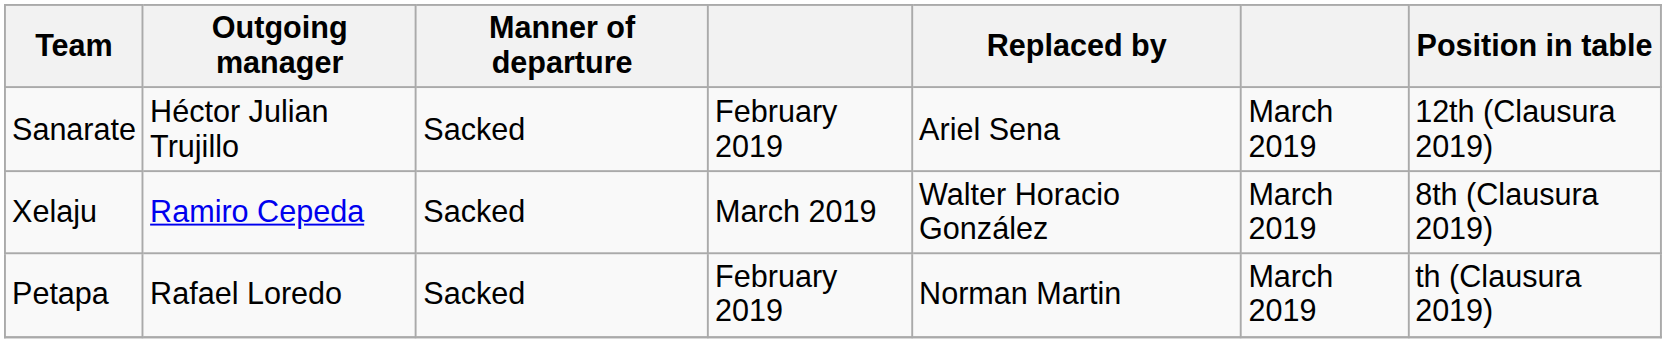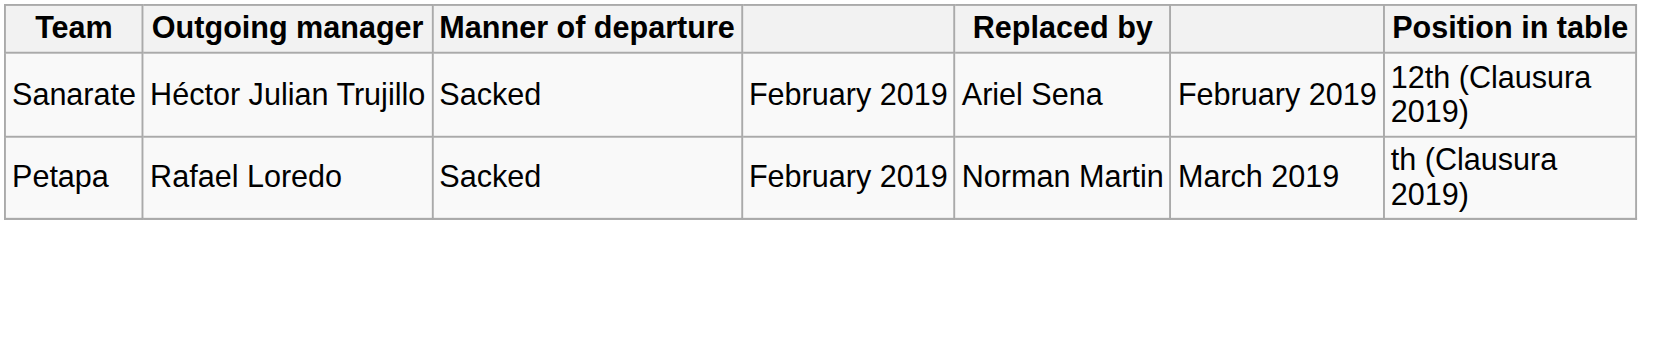(1291, 128) March 2019 -> (1277, 94) February 2019
- row: (54, 211)
